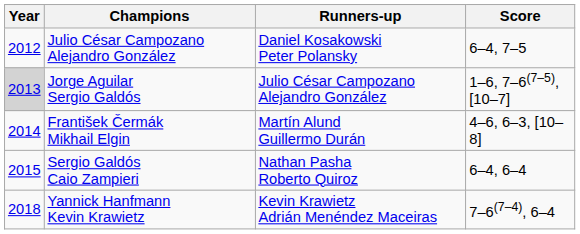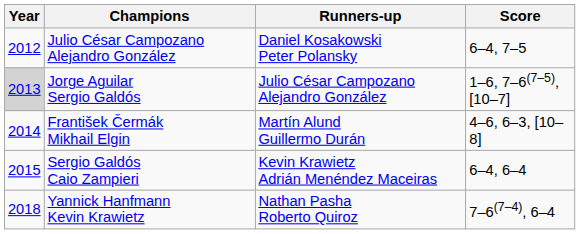(308, 170) Nathan Pasha Roberto Quiroz -> (348, 170) Kevin Krawietz Adrián Menéndez Maceiras
(348, 210) Kevin Krawietz Adrián Menéndez Maceiras -> (308, 210) Nathan Pasha Roberto Quiroz
